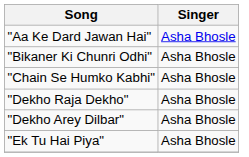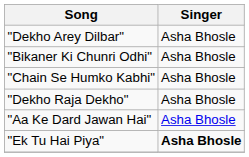rows swapped: (79, 36) <-> (66, 120)
(198, 141) normal -> (201, 141) bold
